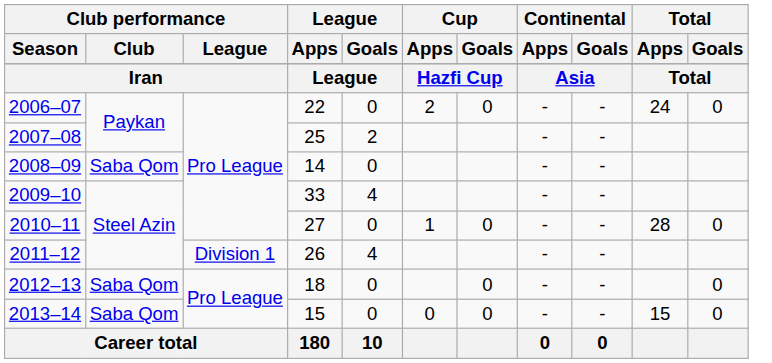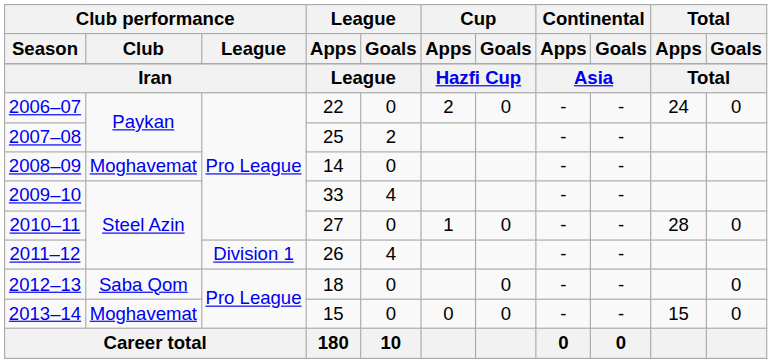(134, 166) Saba Qom -> (143, 166) Moghavemat
(134, 313) Saba Qom -> (143, 313) Moghavemat
